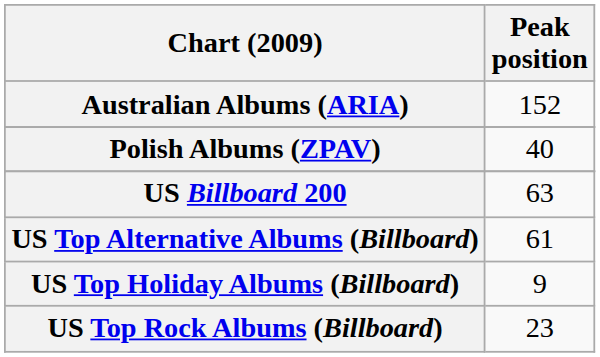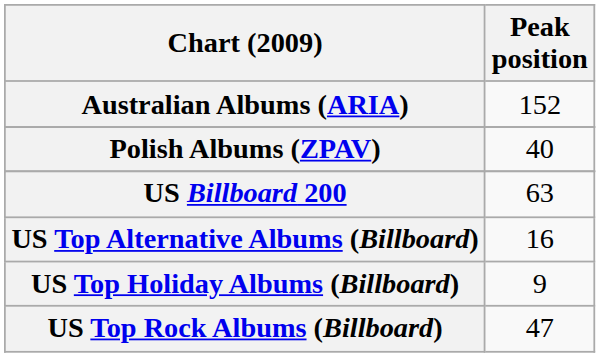(540, 238) 61 -> (540, 238) 16
(540, 328) 23 -> (540, 328) 47
